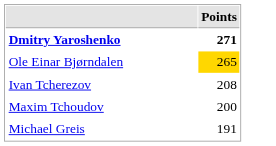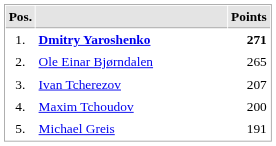+ column: (20, 16)
(227, 62) gold background -> (257, 62) no background
(227, 84) 208 -> (257, 84) 207
